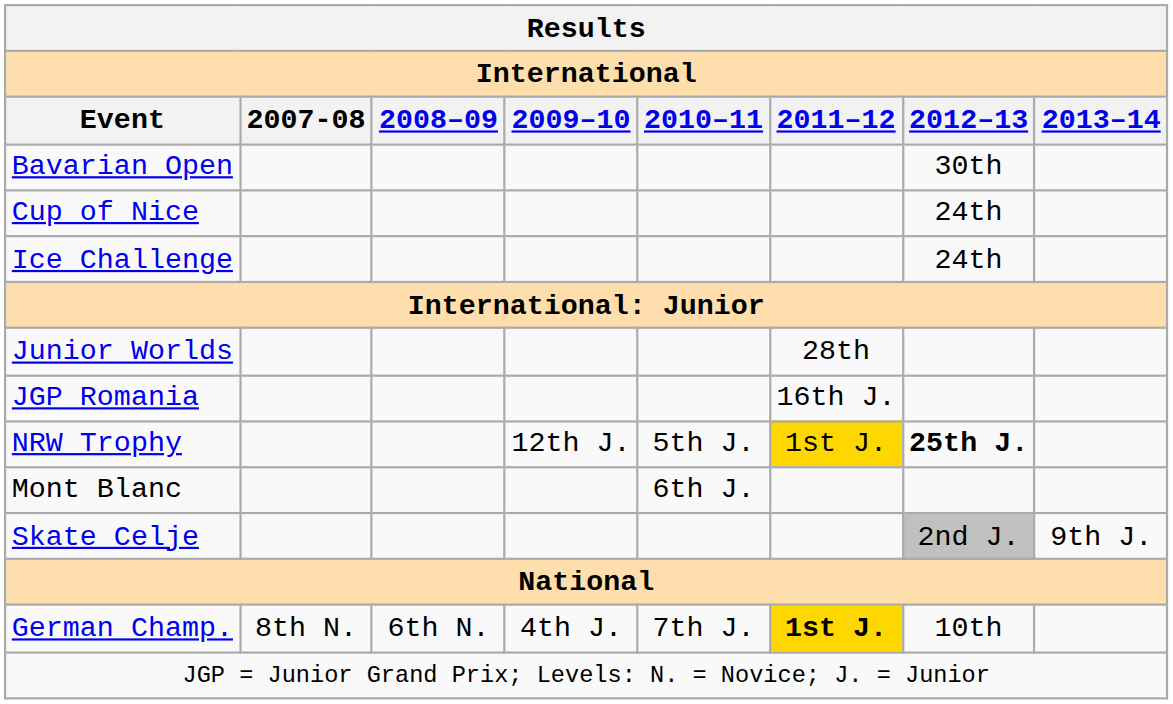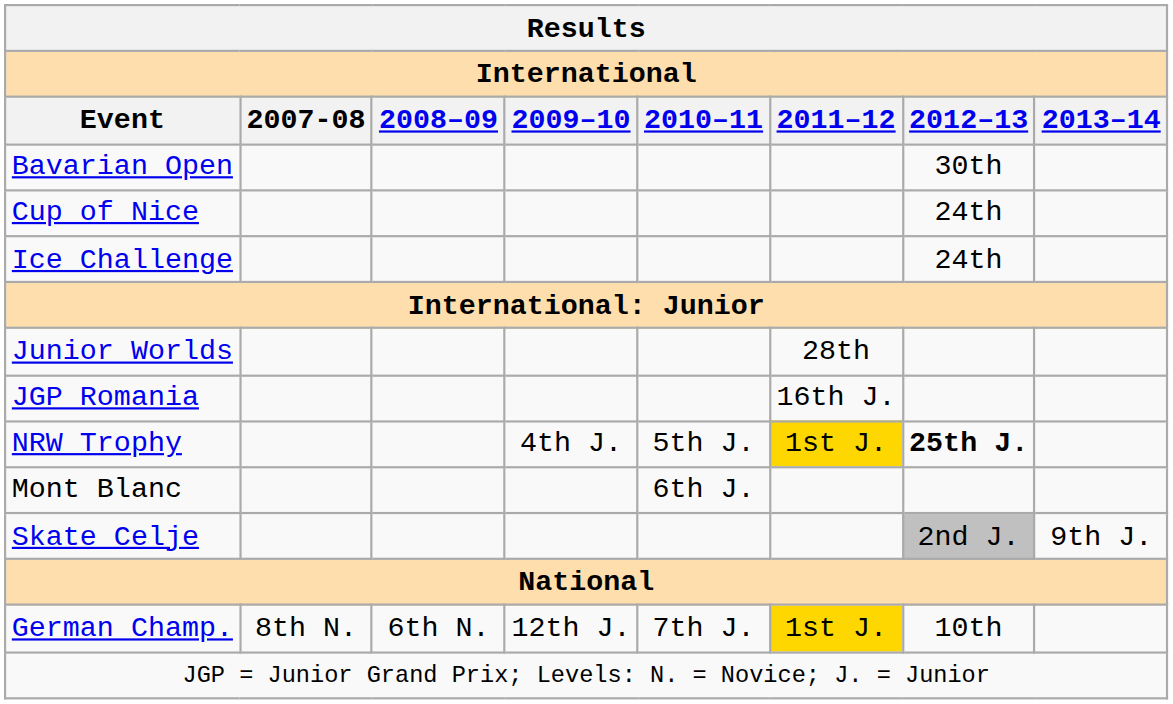(571, 444) 12th J. -> (571, 444) 4th J.
(571, 629) 4th J. -> (571, 629) 12th J.
(836, 629) bold -> (836, 629) normal
